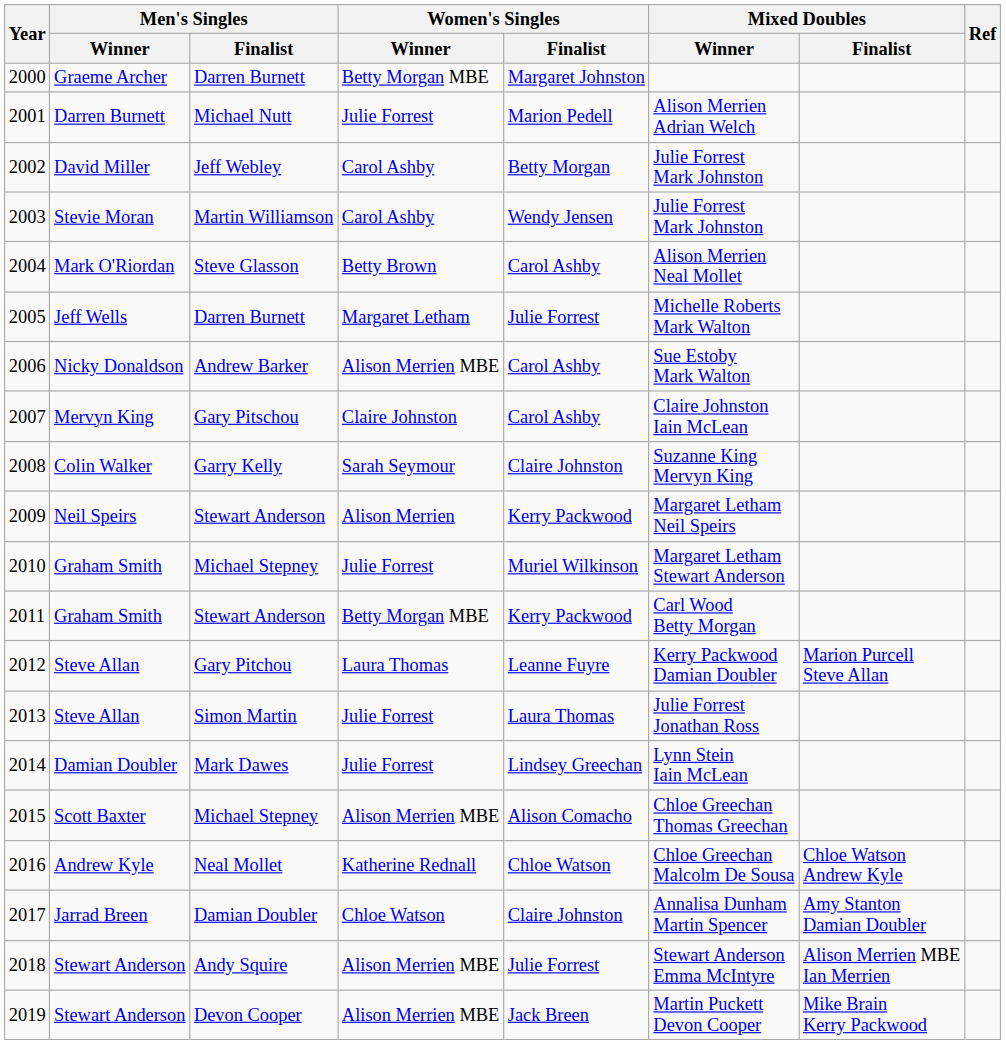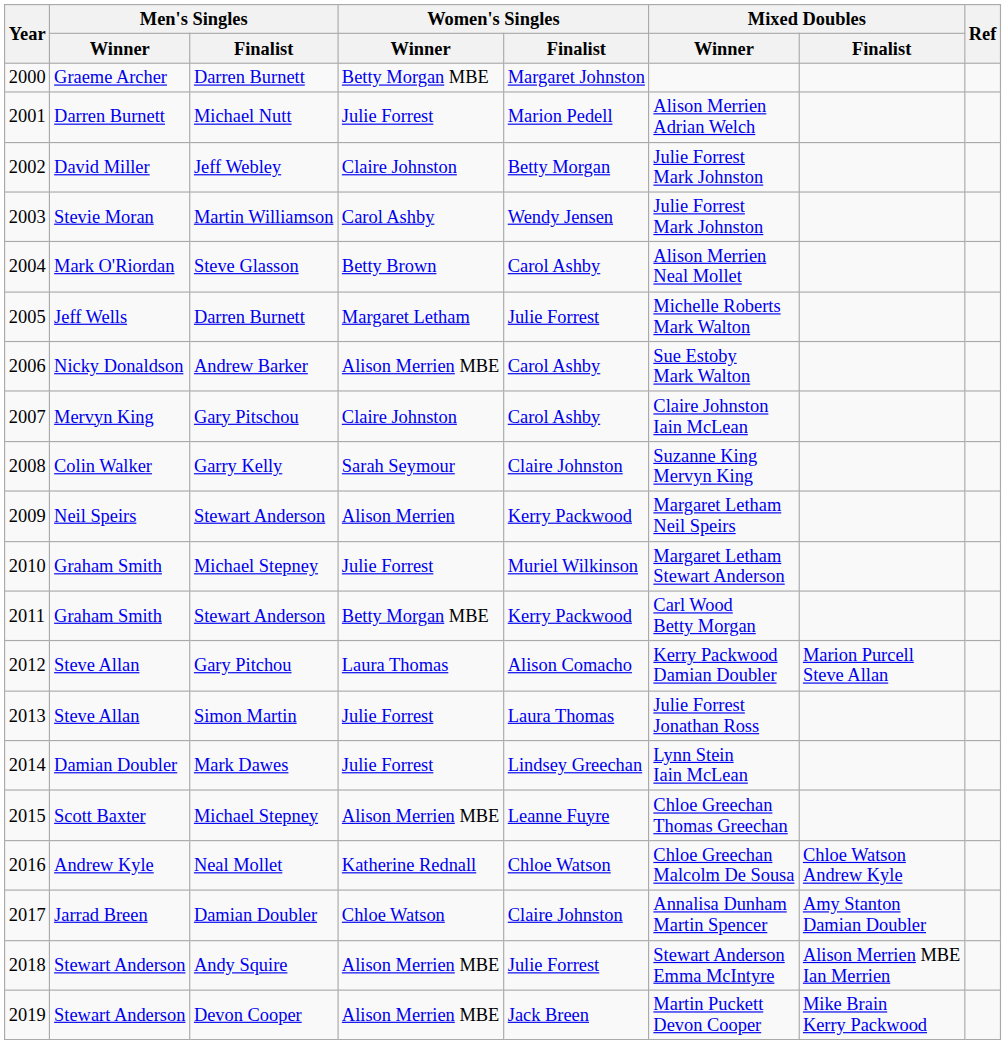(388, 166) Carol Ashby -> (399, 166) Claire Johnston
(559, 665) Leanne Fuyre -> (570, 665) Alison Comacho
(570, 815) Alison Comacho -> (559, 815) Leanne Fuyre
